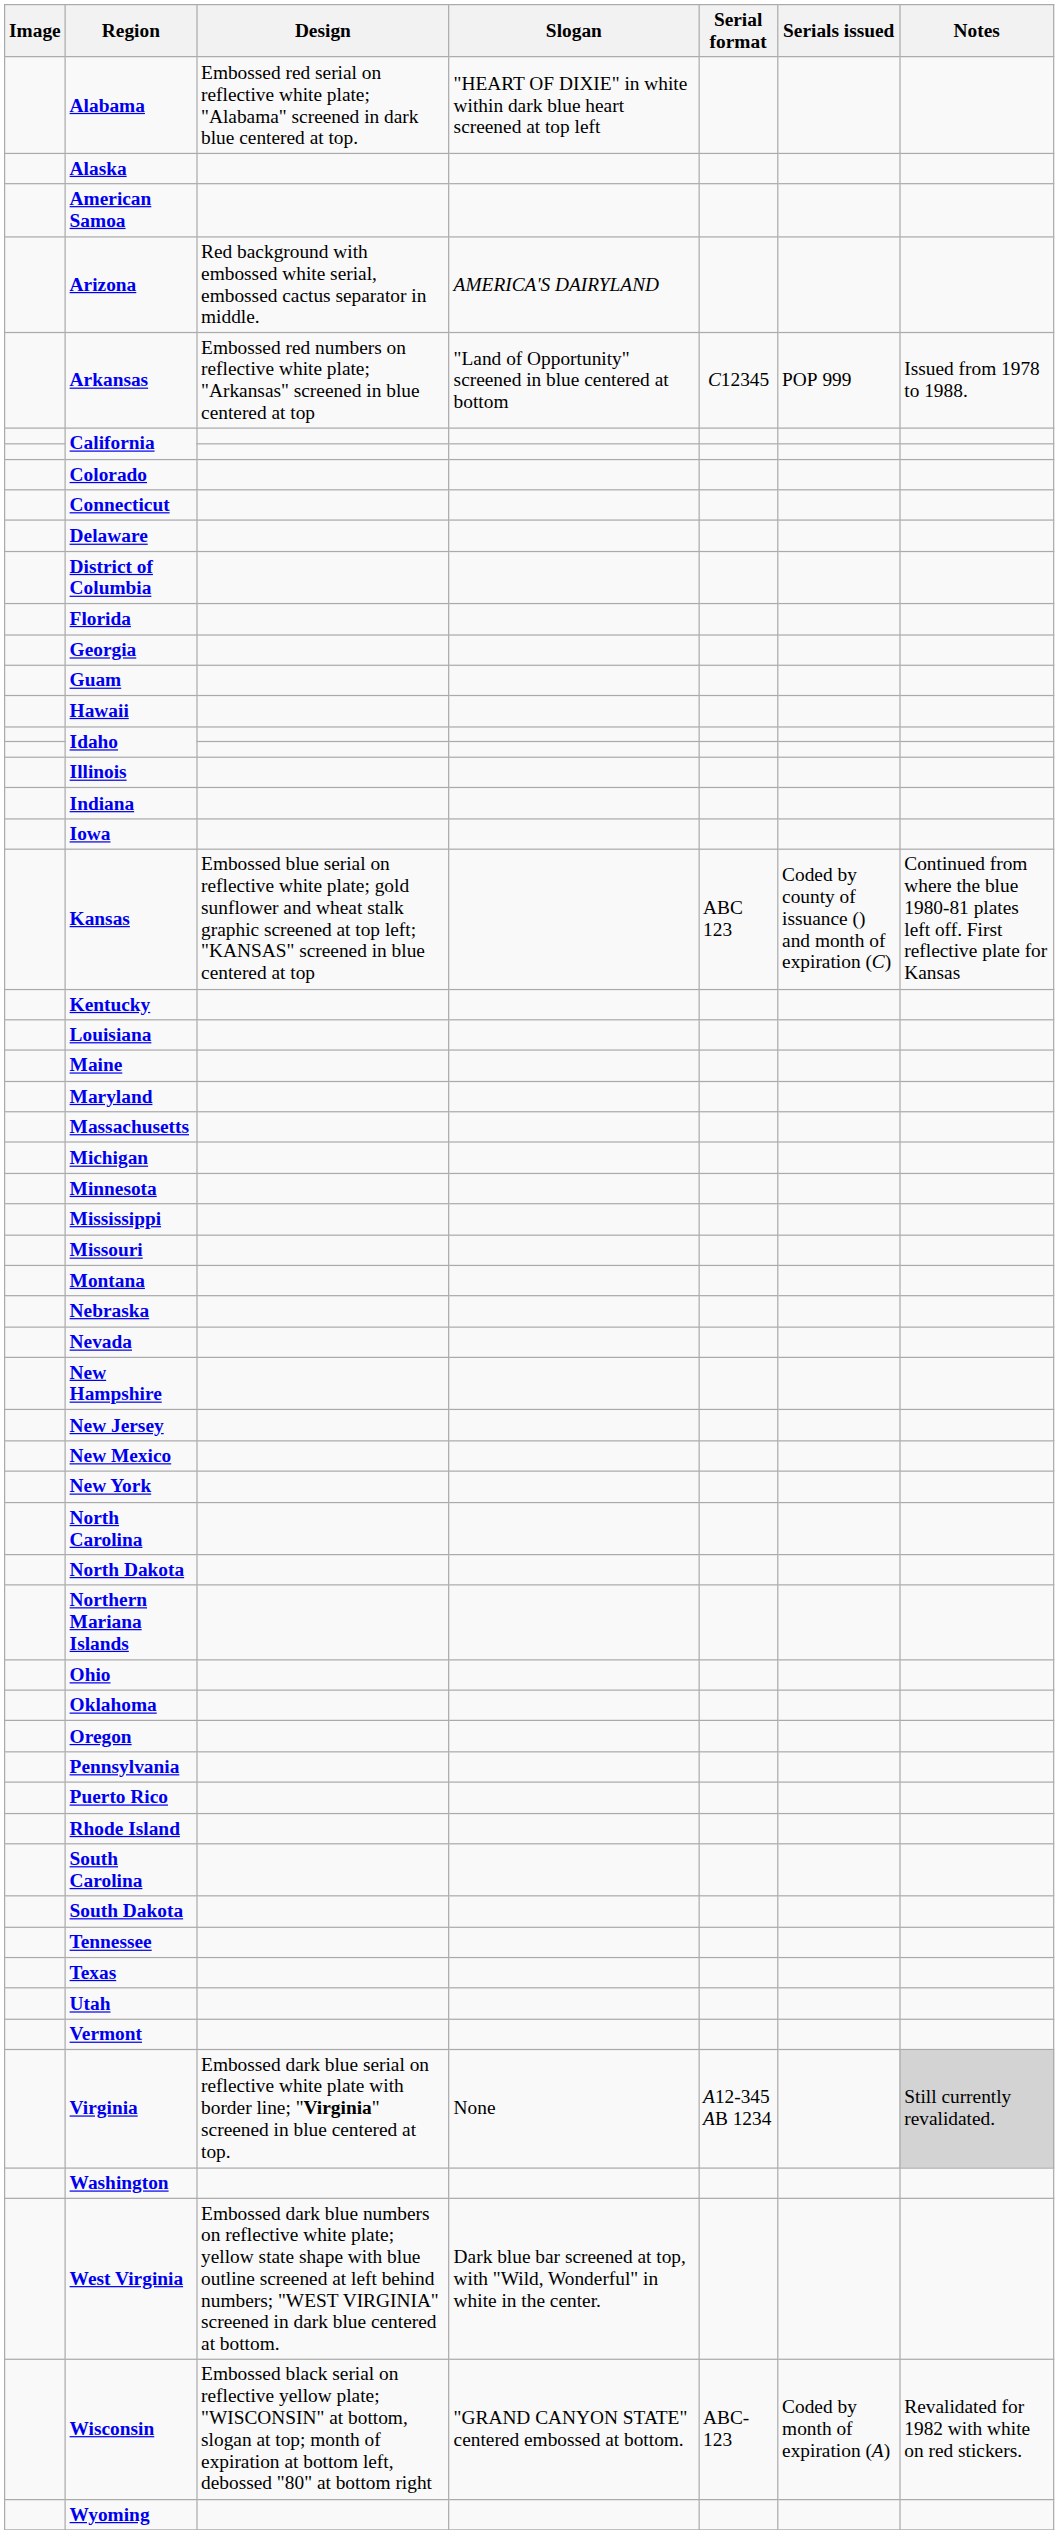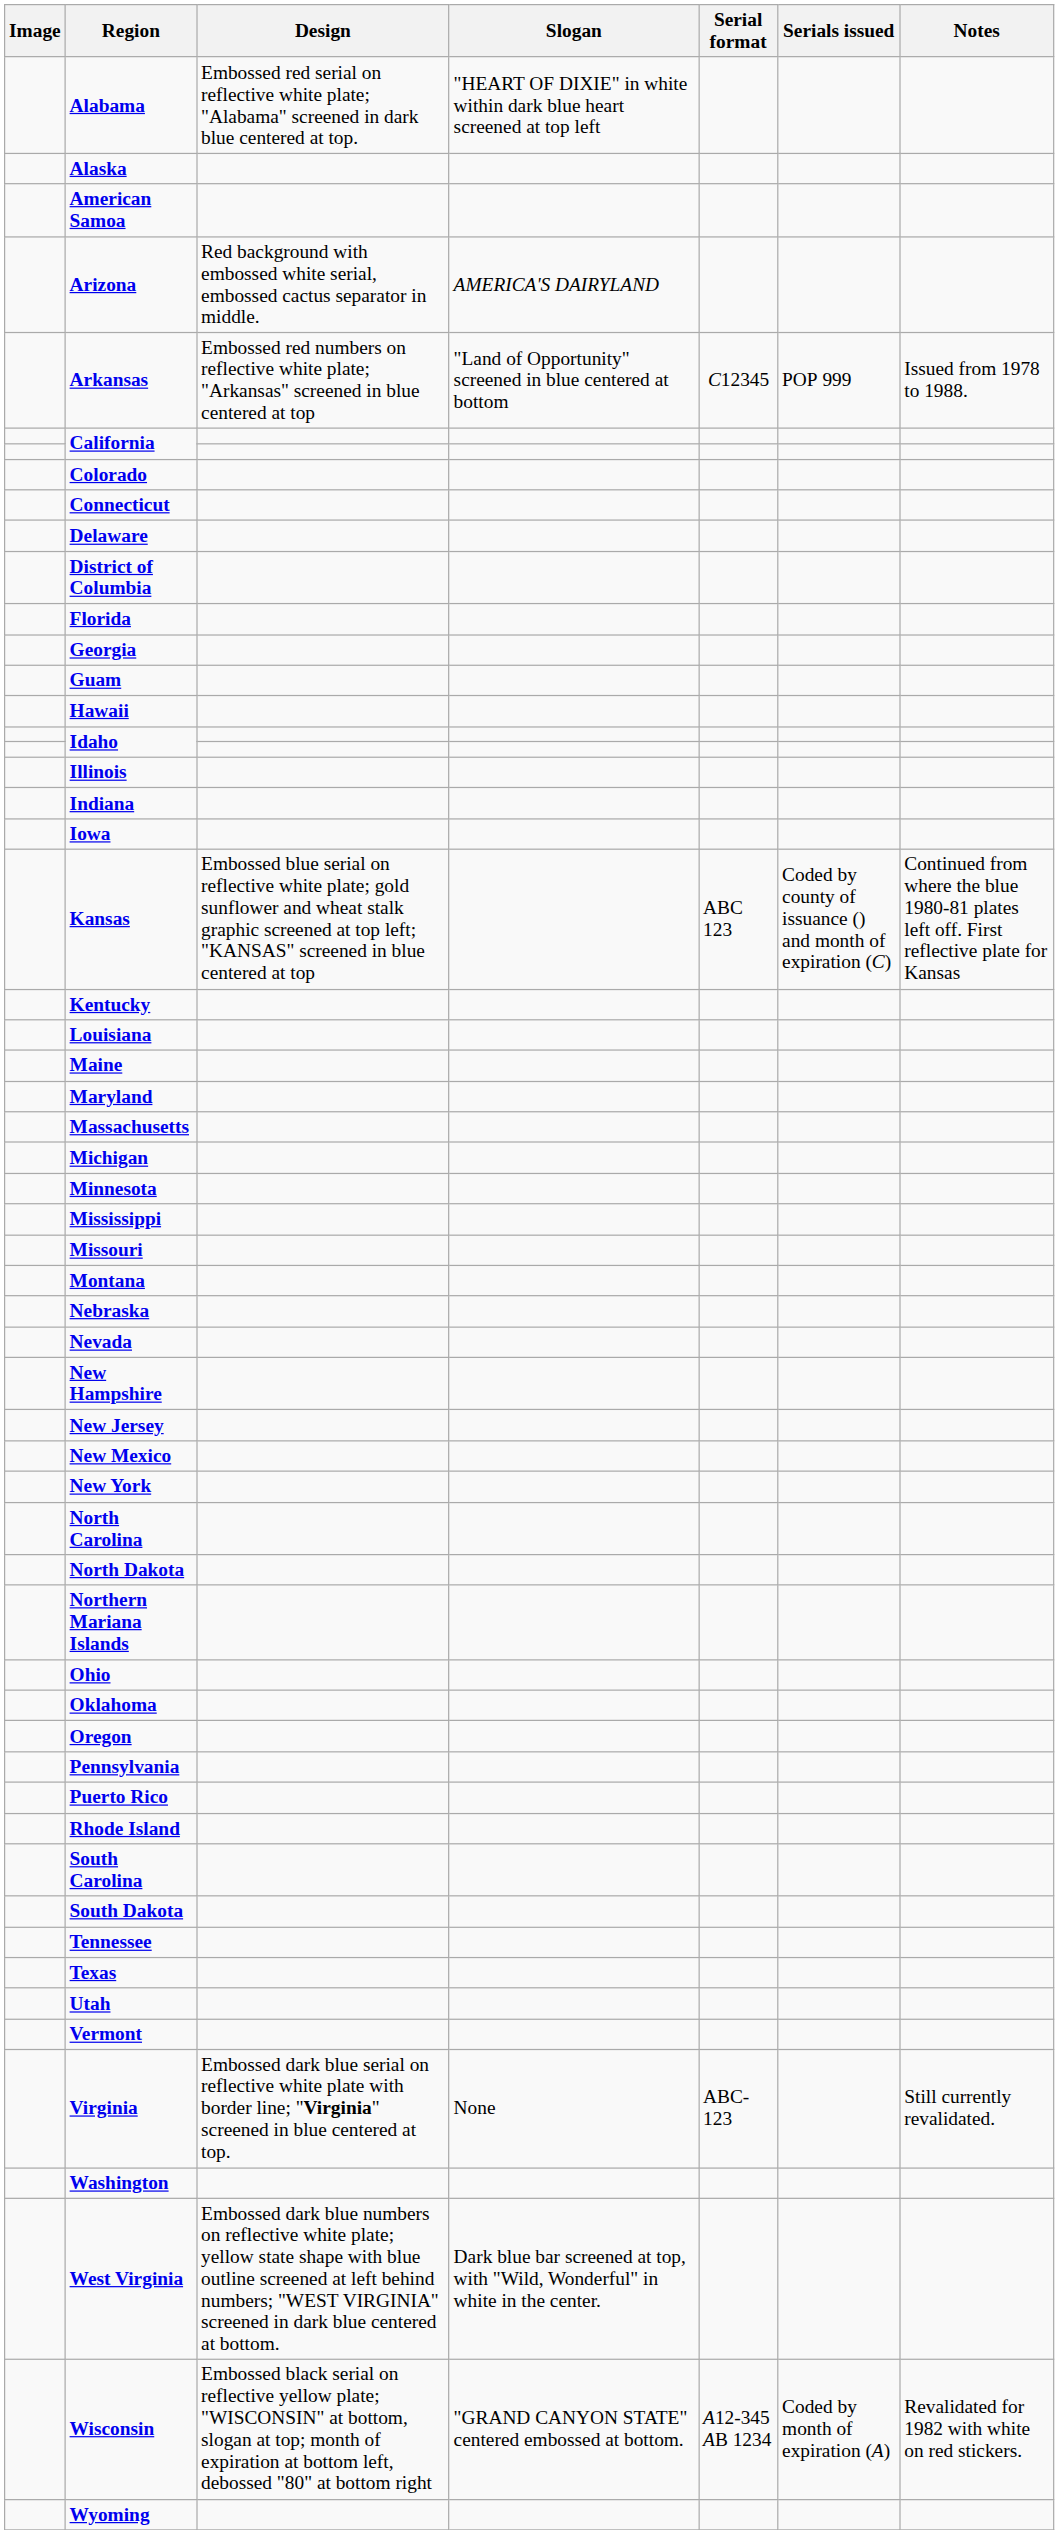(737, 2108) A12-345 AB 1234 -> (726, 2108) ABC-123
(958, 2108) lightgrey background -> (958, 2108) no background
(726, 2429) ABC-123 -> (737, 2429) A12-345 AB 1234
